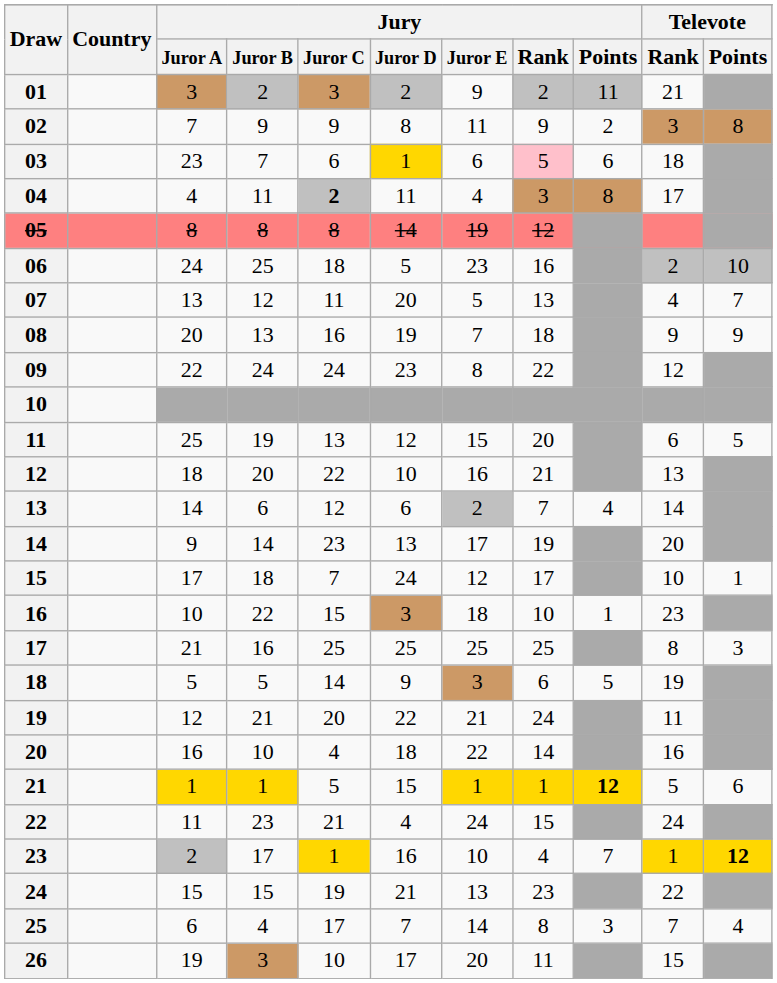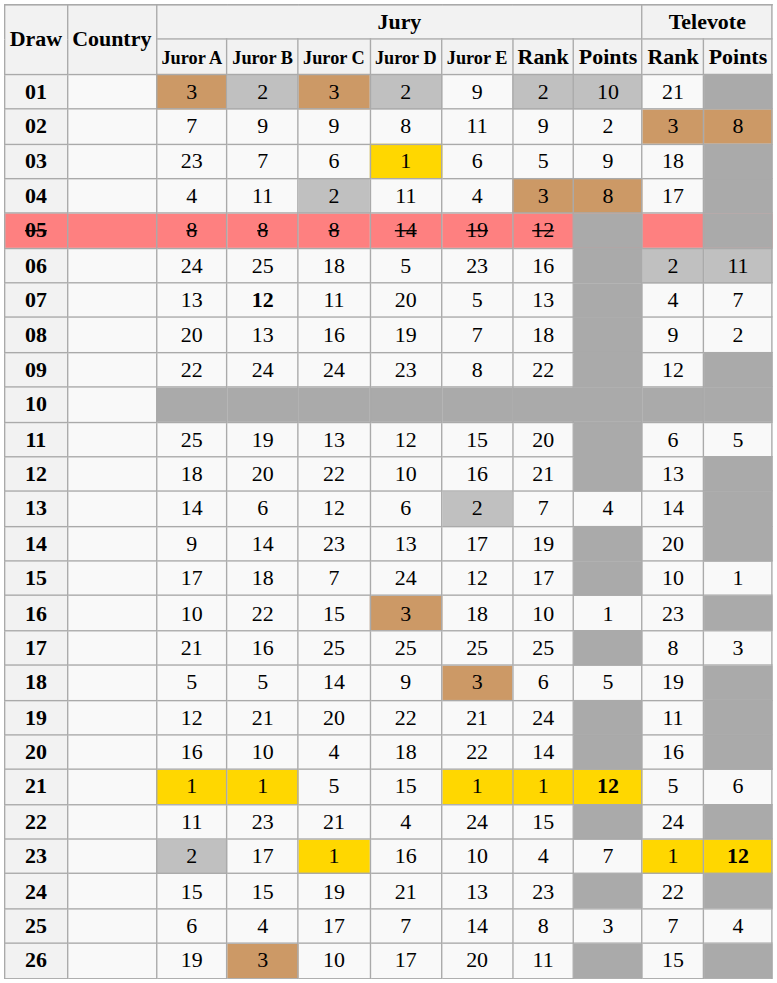(608, 91) 11 -> (608, 91) 10
(543, 160) pink background -> (543, 160) no background
(608, 160) 6 -> (608, 160) 9
(334, 195) bold -> (334, 195) normal
(738, 265) 10 -> (738, 265) 11
(263, 299) normal -> (263, 299) bold
(738, 334) 9 -> (738, 334) 2
